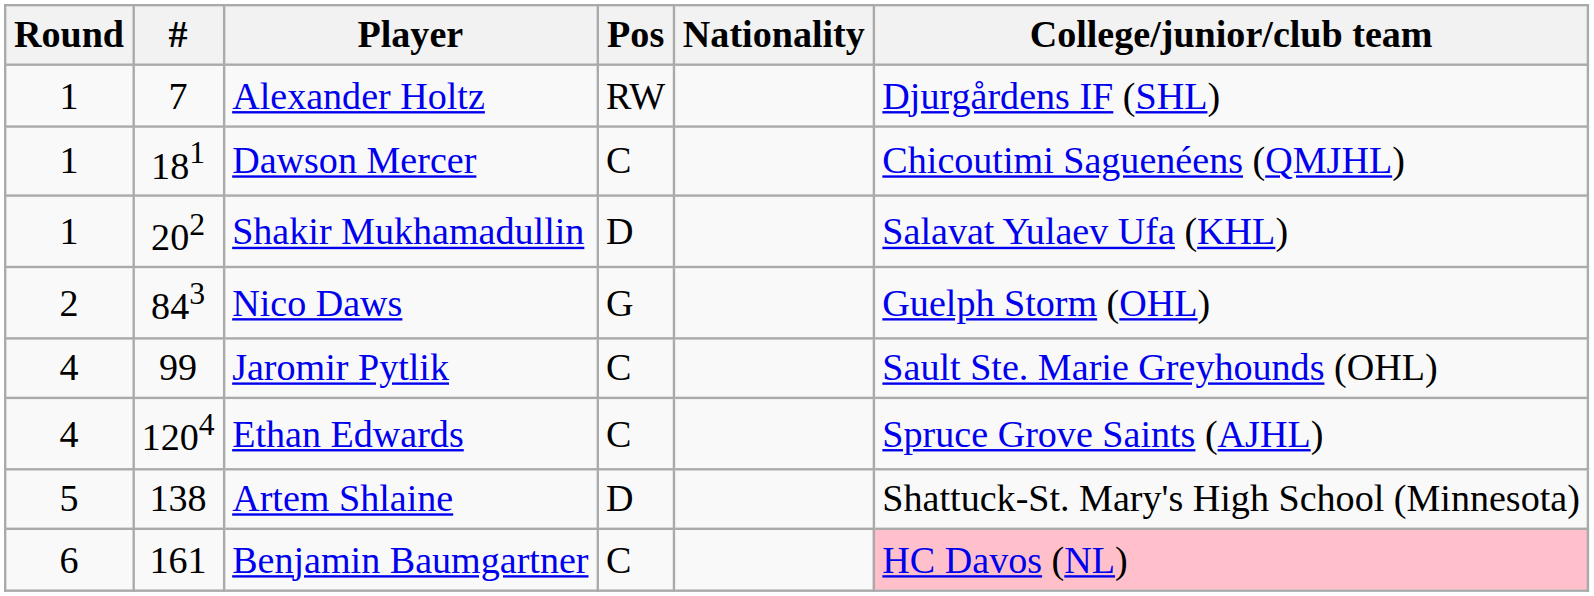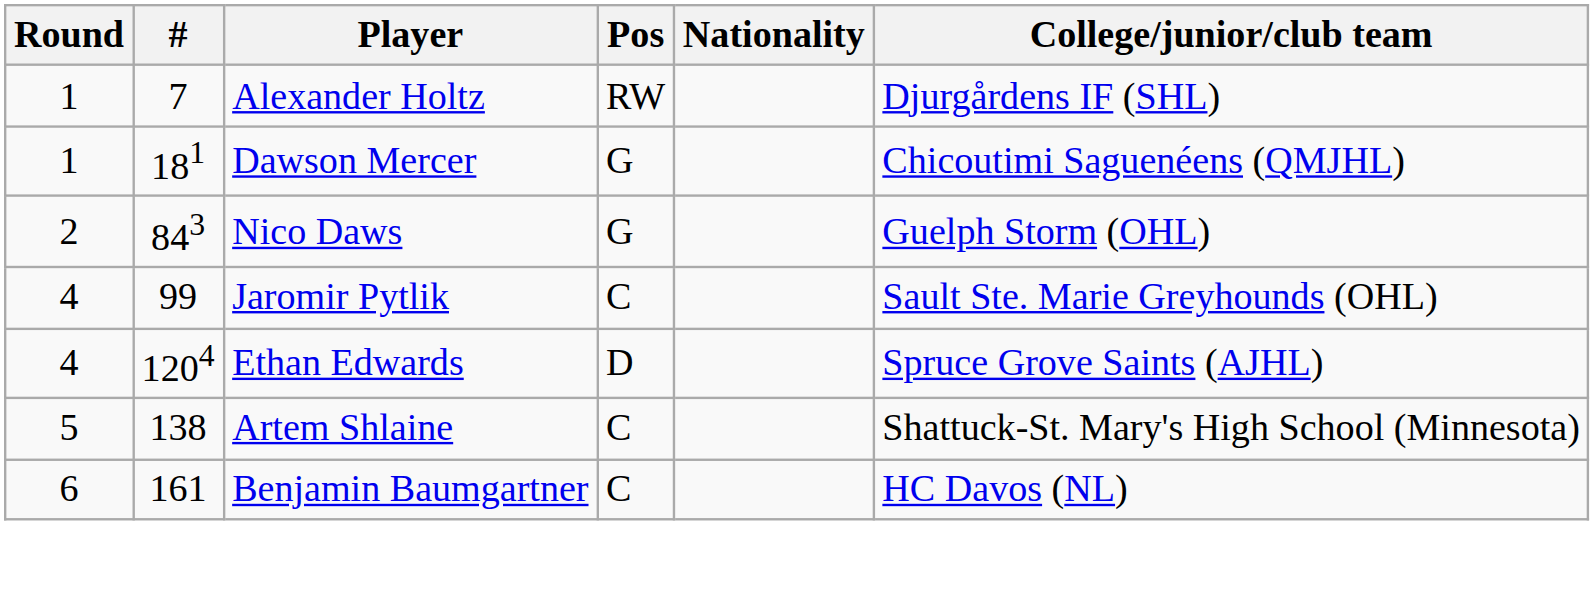(619, 160) C -> (620, 160) G
- row: (408, 231)
(619, 433) C -> (620, 362) D
(620, 498) D -> (619, 427) C
(1005, 559) pink background -> (1005, 488) no background
